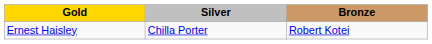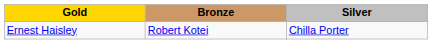columns swapped: (216, 13) <-> (357, 13)
